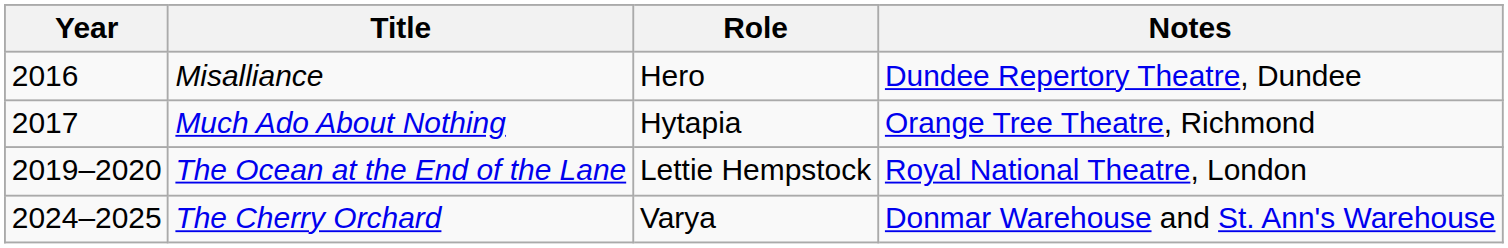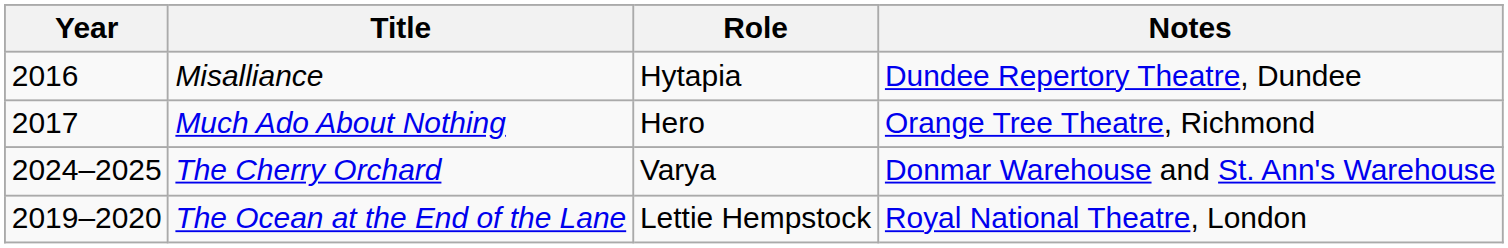(672, 75) Hero -> (691, 75) Hytapia
(691, 123) Hytapia -> (672, 123) Hero
rows swapped: (401, 170) <-> (308, 218)
